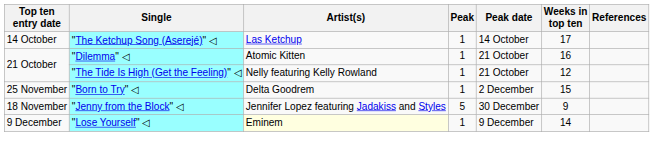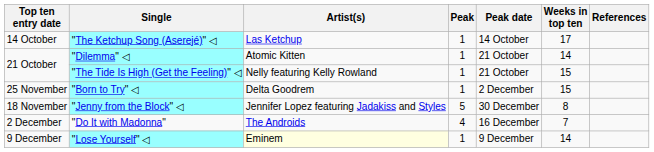(566, 56) 16 -> (566, 56) 14
(566, 73) 12 -> (566, 73) 15
(566, 106) 9 -> (566, 106) 8
+ row: (119, 122)
